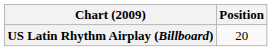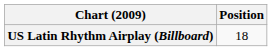(242, 35) 20 -> (242, 35) 18
